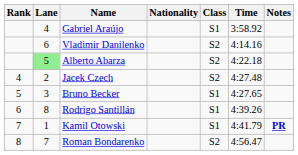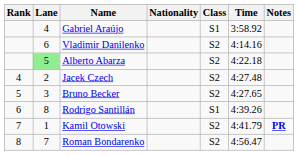(214, 93) S1 -> (214, 93) S2
(214, 126) S1 -> (214, 126) S2
